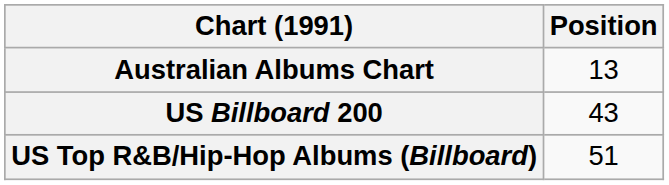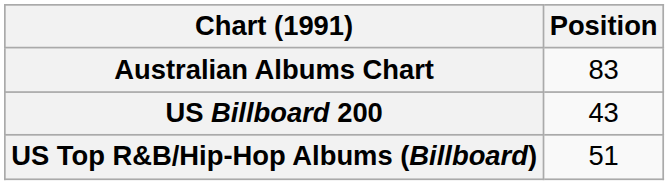(604, 69) 13 -> (604, 69) 83
